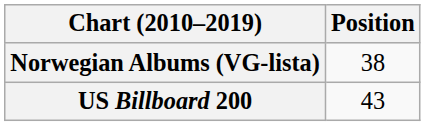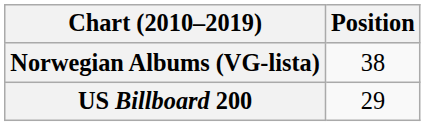(373, 100) 43 -> (373, 100) 29
